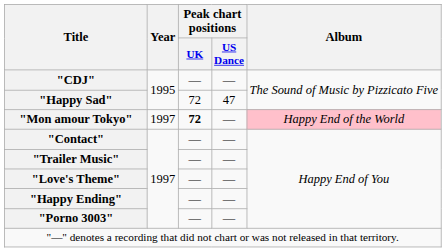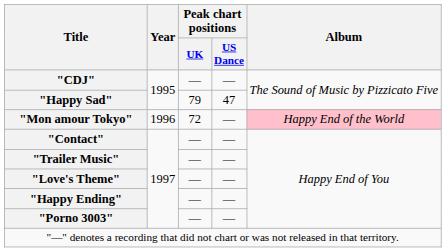(195, 99) 72 -> (195, 99) 79
(163, 119) 1997 -> (163, 119) 1996
(195, 119) bold -> (195, 119) normal
